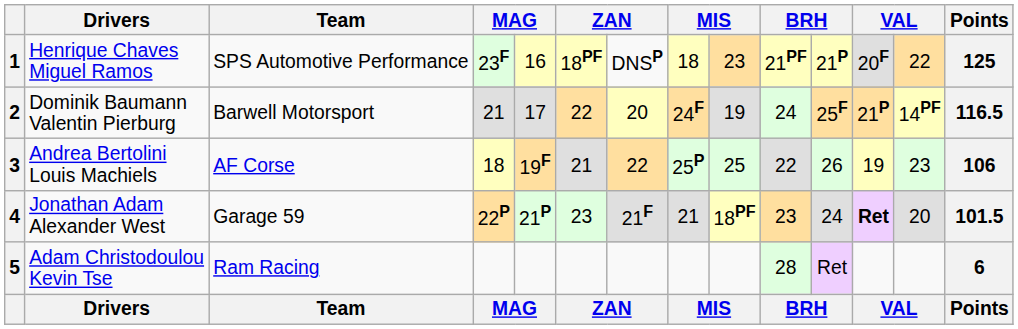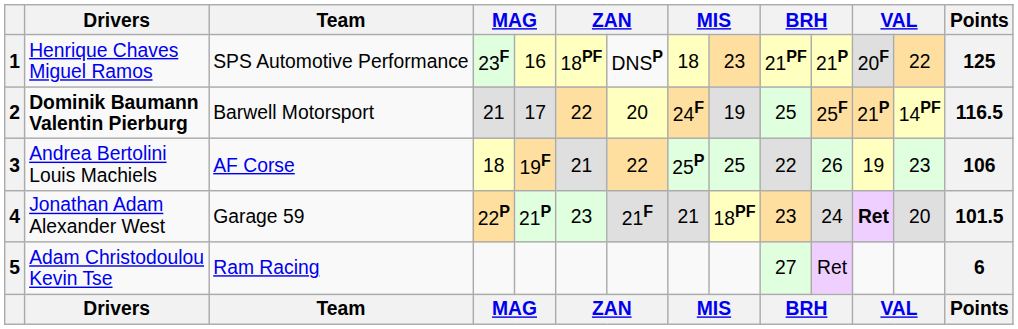(108, 112) normal -> (114, 112) bold
(786, 112) 24 -> (786, 112) 25
(786, 268) 28 -> (786, 268) 27
